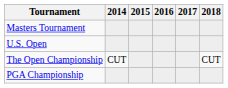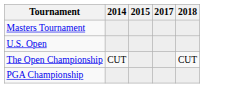- column: (164, 12)
